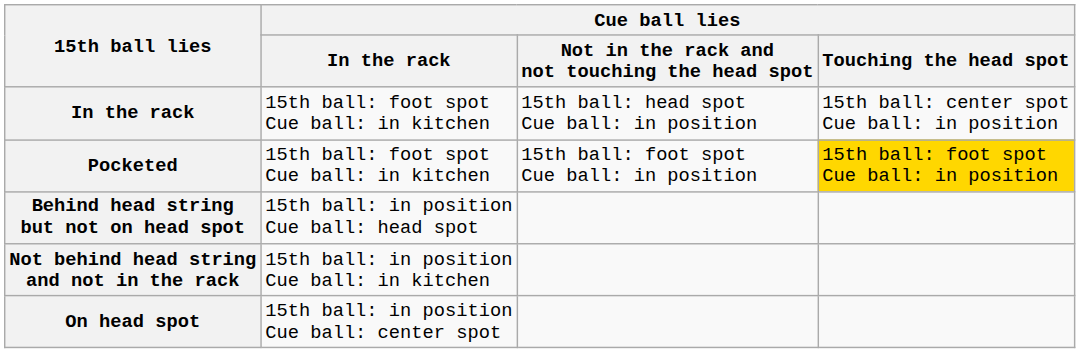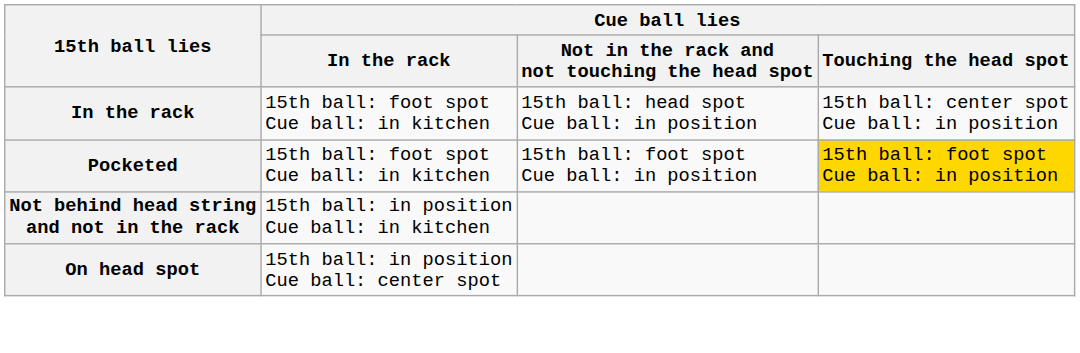- row: (133, 218)
